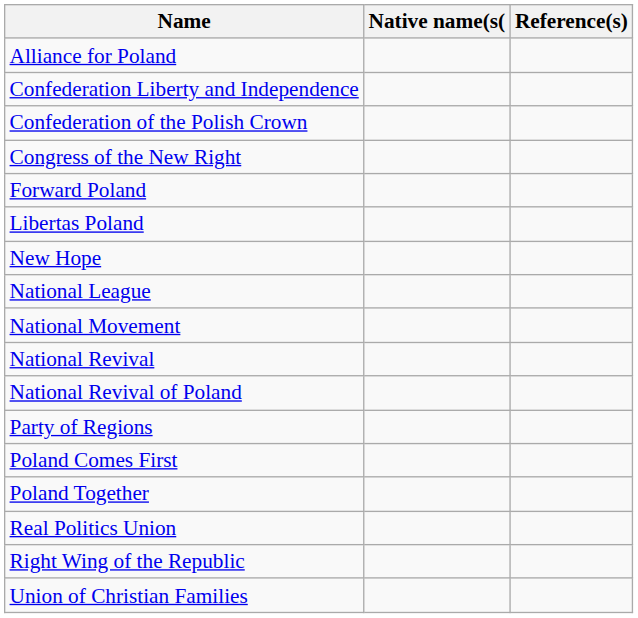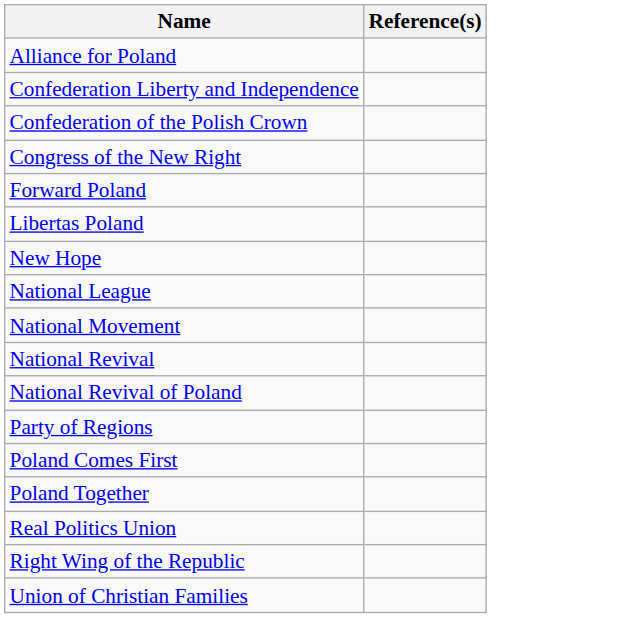- column: (437, 21)
